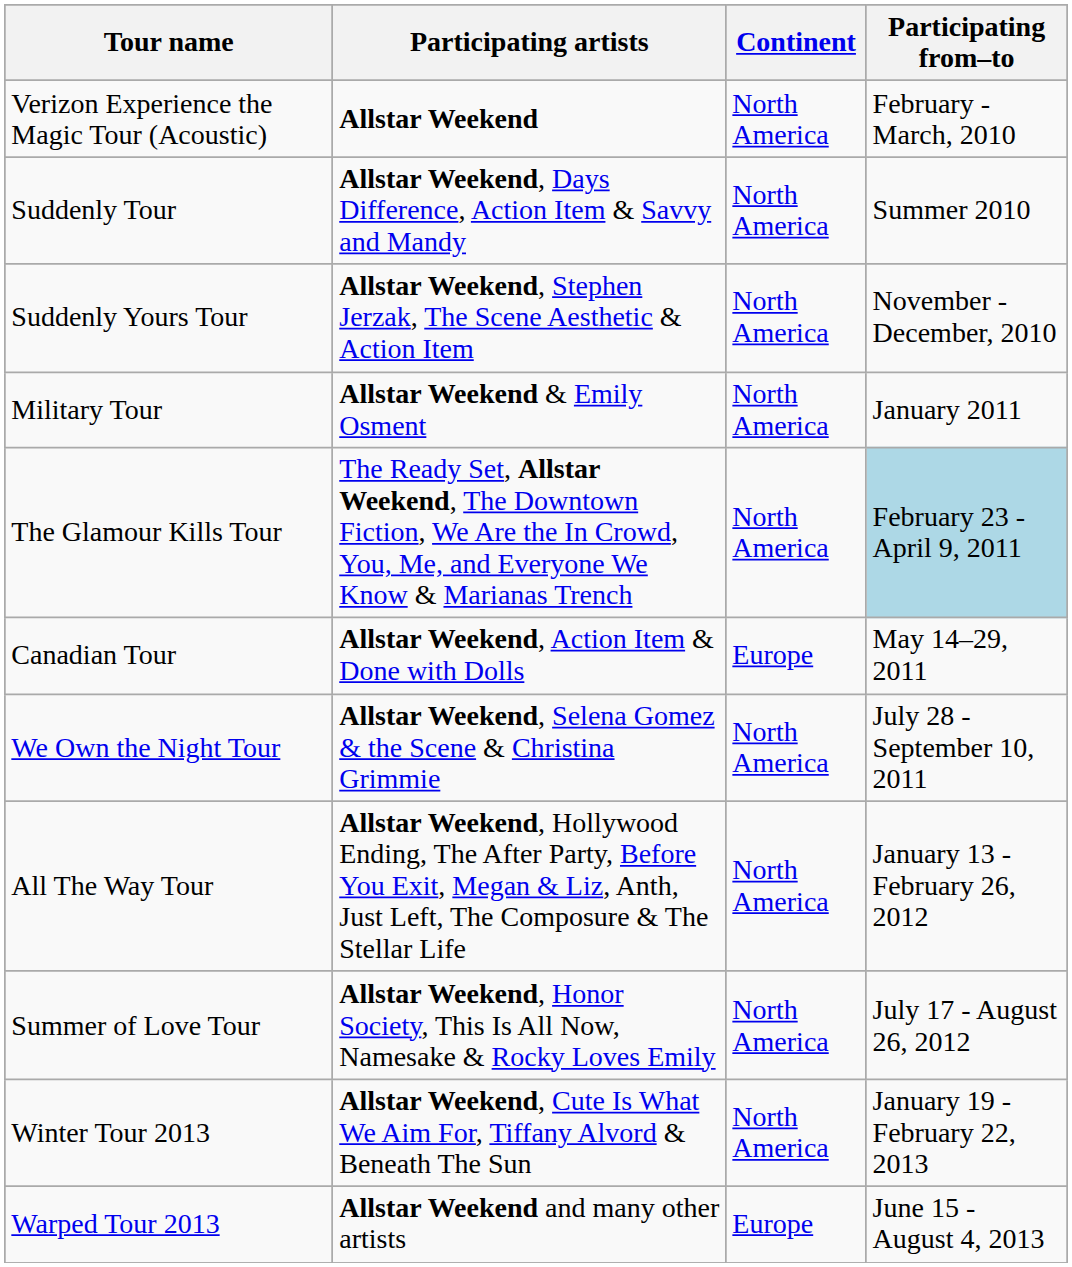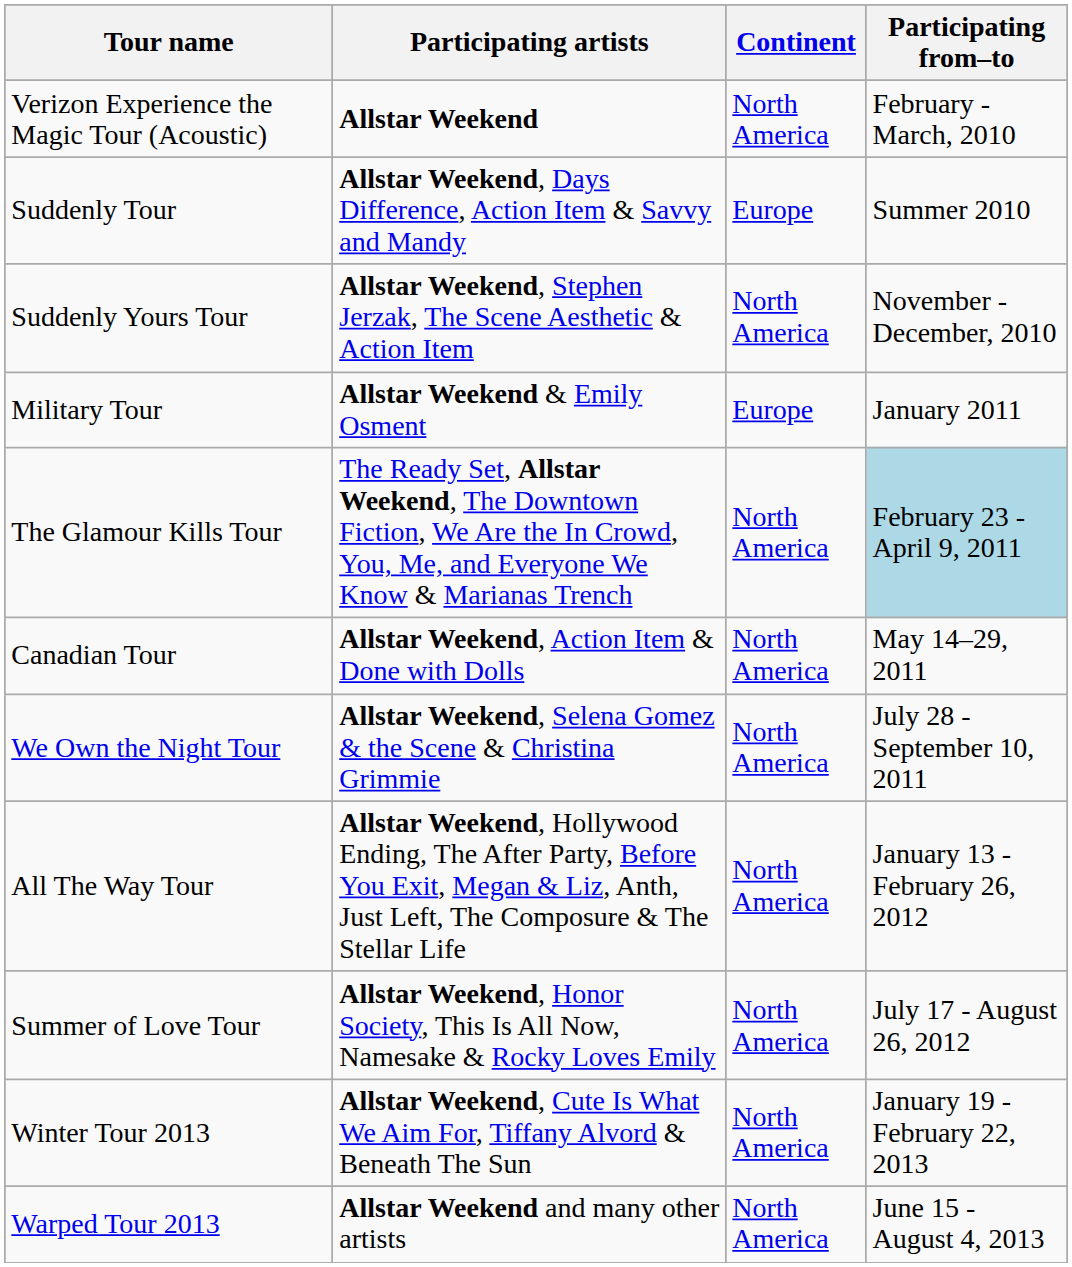(781, 210) North America -> (773, 210) Europe
(781, 409) North America -> (773, 409) Europe
(773, 655) Europe -> (781, 655) North America
(773, 1223) Europe -> (781, 1223) North America
